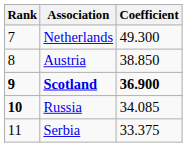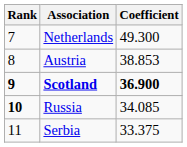(140, 60) 38.850 -> (140, 60) 38.853
